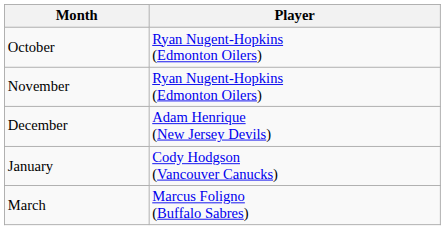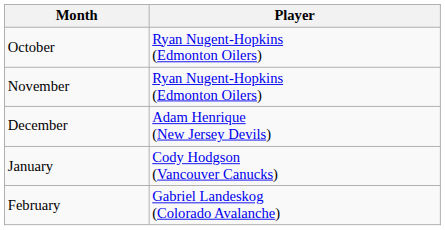+ row: (34, 205)
- row: (27, 205)
